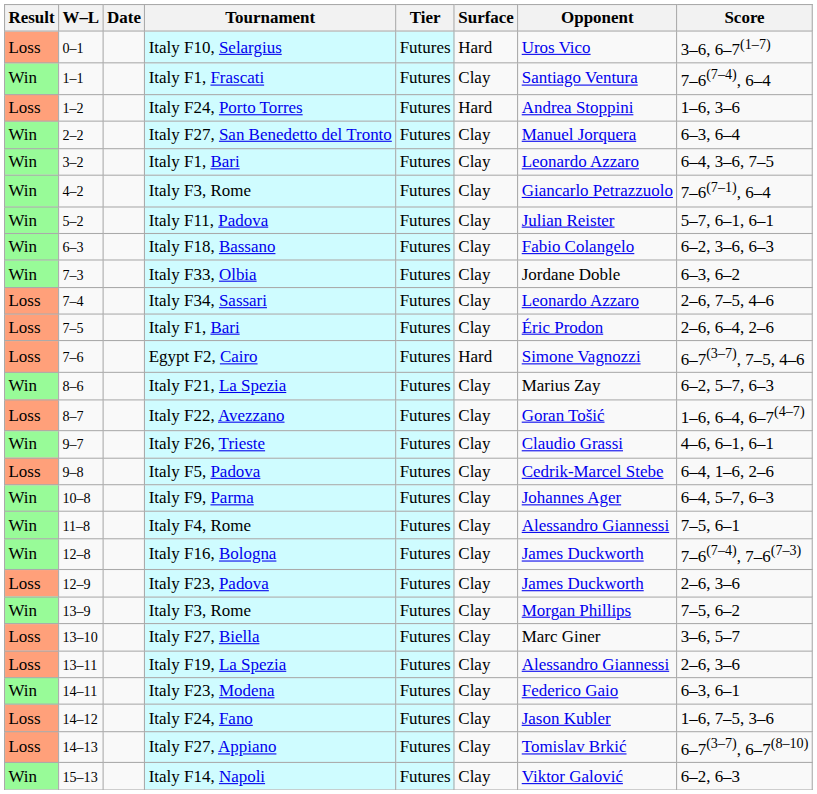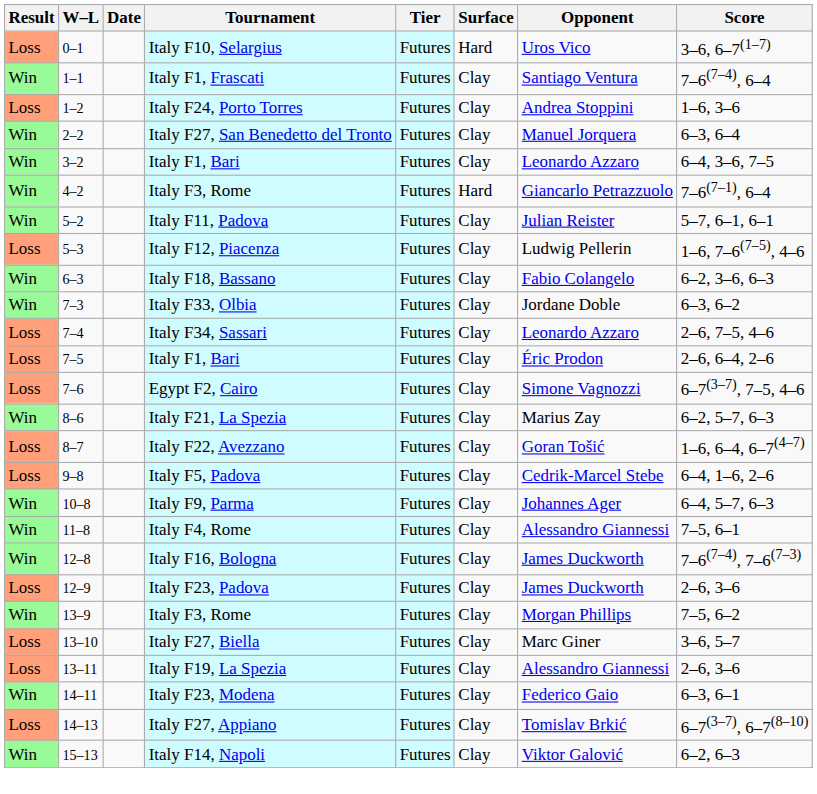(475, 107) Hard -> (474, 107) Clay
(474, 190) Clay -> (475, 190) Hard
+ row: (73, 250)
(475, 356) Hard -> (474, 388) Clay
- row: (73, 445)
- row: (80, 718)
